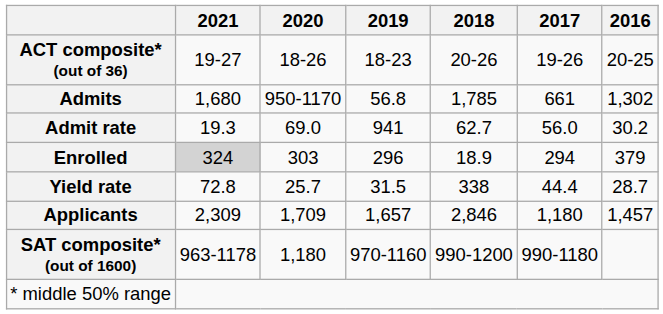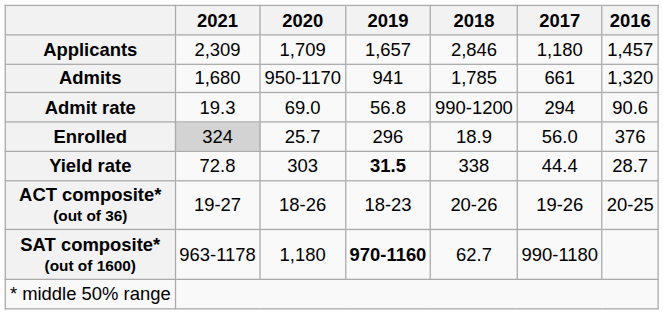rows swapped: (91, 215) <-> (91, 59)
(388, 99) 56.8 -> (388, 78) 941
(630, 99) 1,302 -> (630, 78) 1,320
(388, 128) 941 -> (388, 107) 56.8
(474, 128) 62.7 -> (474, 107) 990-1200
(560, 128) 56.0 -> (560, 107) 294
(630, 128) 30.2 -> (630, 107) 90.6
(303, 157) 303 -> (303, 136) 25.7
(560, 157) 294 -> (560, 136) 56.0
(630, 157) 379 -> (630, 136) 376
(303, 186) 25.7 -> (303, 166) 303
(388, 186) normal -> (388, 166) bold
(388, 255) normal -> (388, 255) bold
(474, 255) 990-1200 -> (474, 255) 62.7
